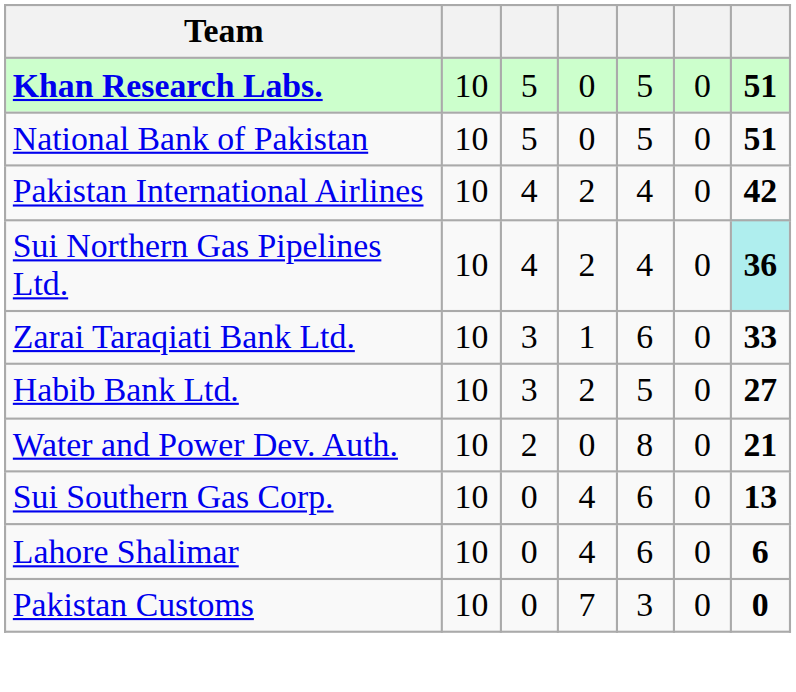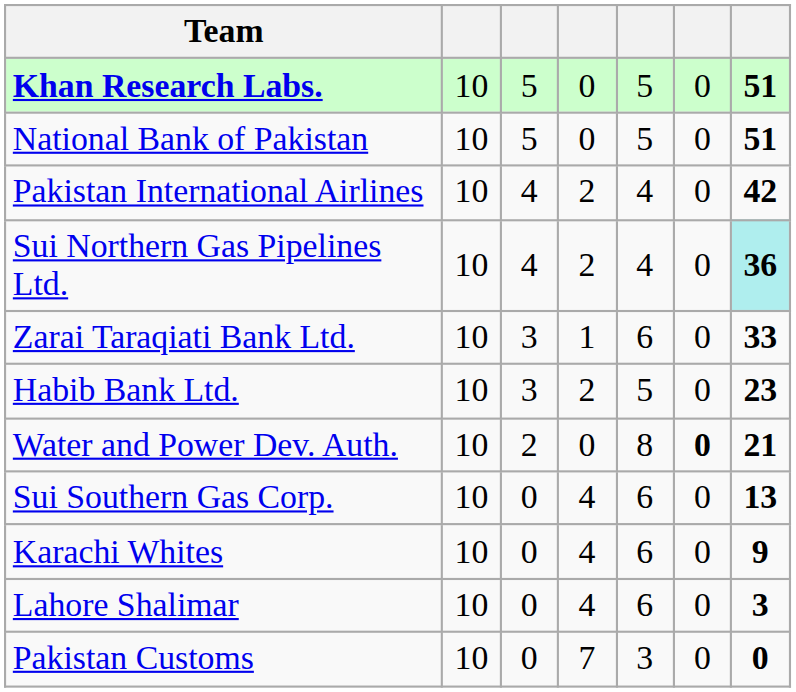(760, 390) 27 -> (760, 390) 23
(703, 444) normal -> (703, 444) bold
+ row: (118, 551)
(760, 551) 6 -> (760, 604) 3
